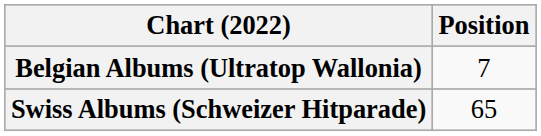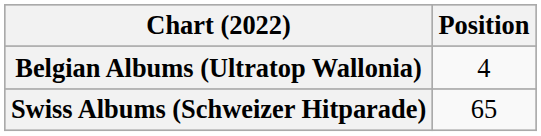(484, 67) 7 -> (484, 67) 4
